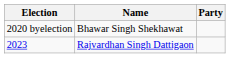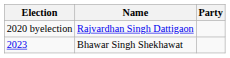(130, 28) Bhawar Singh Shekhawat -> (135, 28) Rajvardhan Singh Dattigaon
(135, 45) Rajvardhan Singh Dattigaon -> (130, 45) Bhawar Singh Shekhawat
